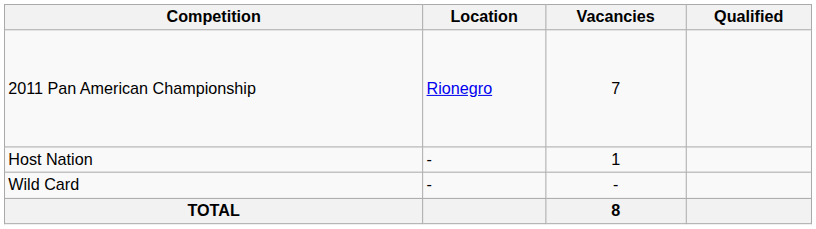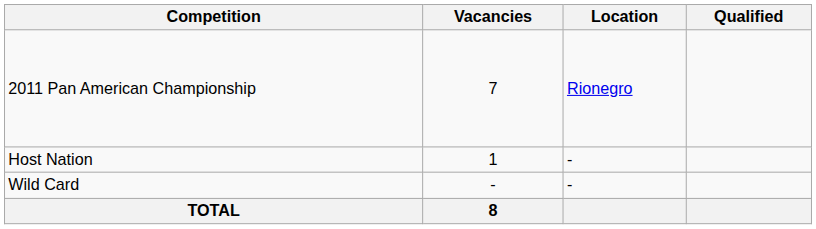columns swapped: (484, 17) <-> (616, 17)
